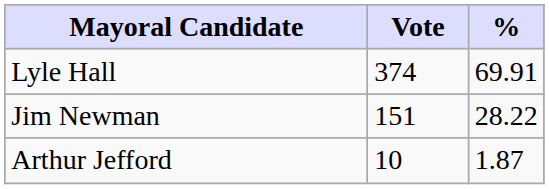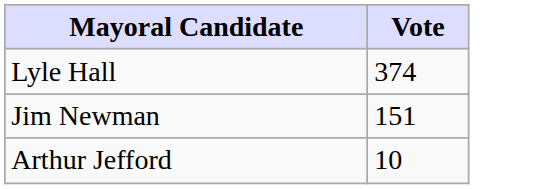- column: (506, 26)
